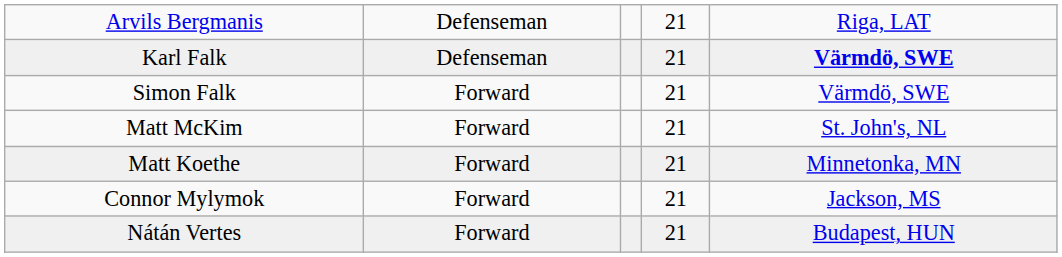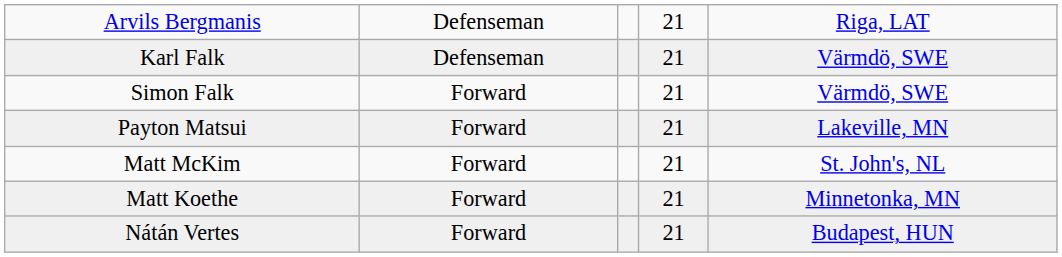(884, 57) bold -> (883, 57) normal
+ row: (182, 127)
- row: (184, 198)
